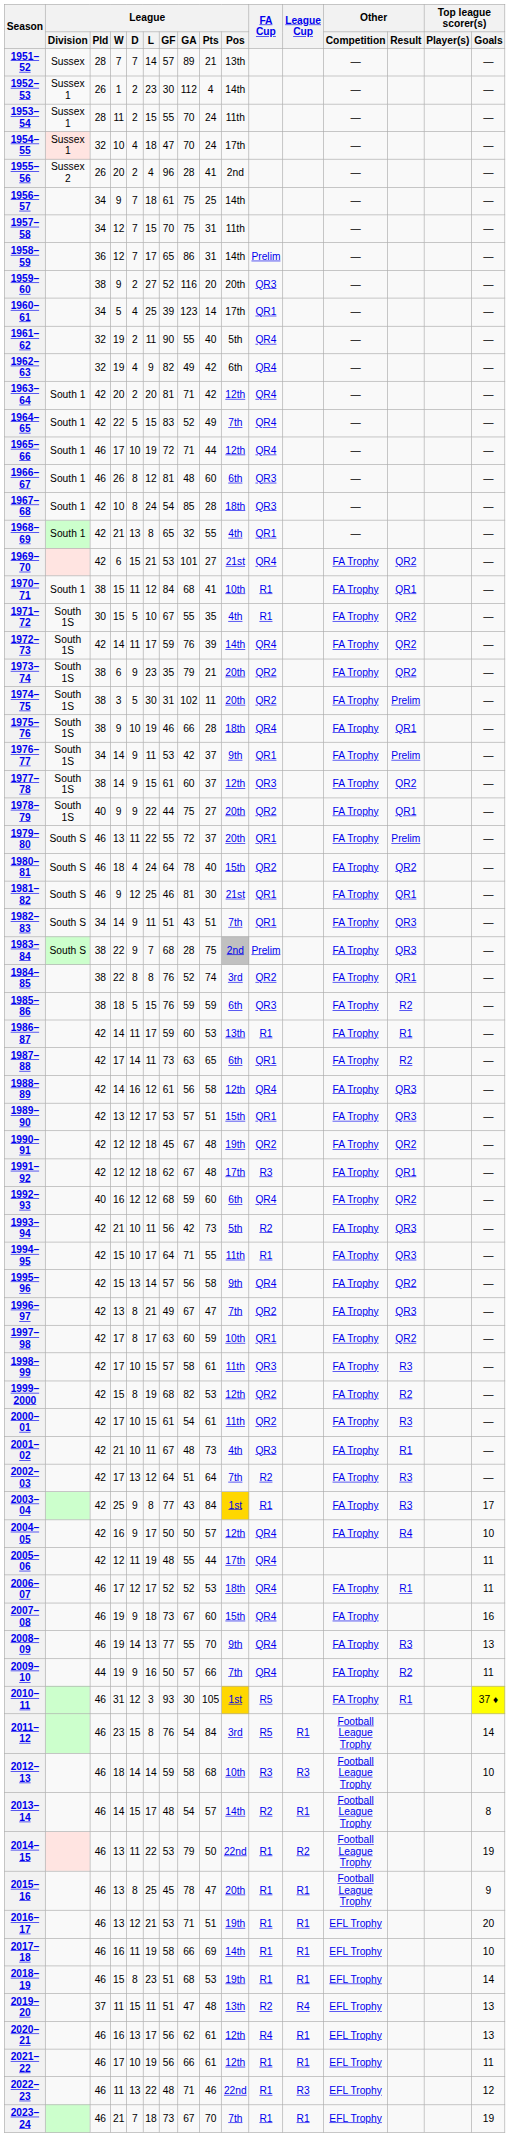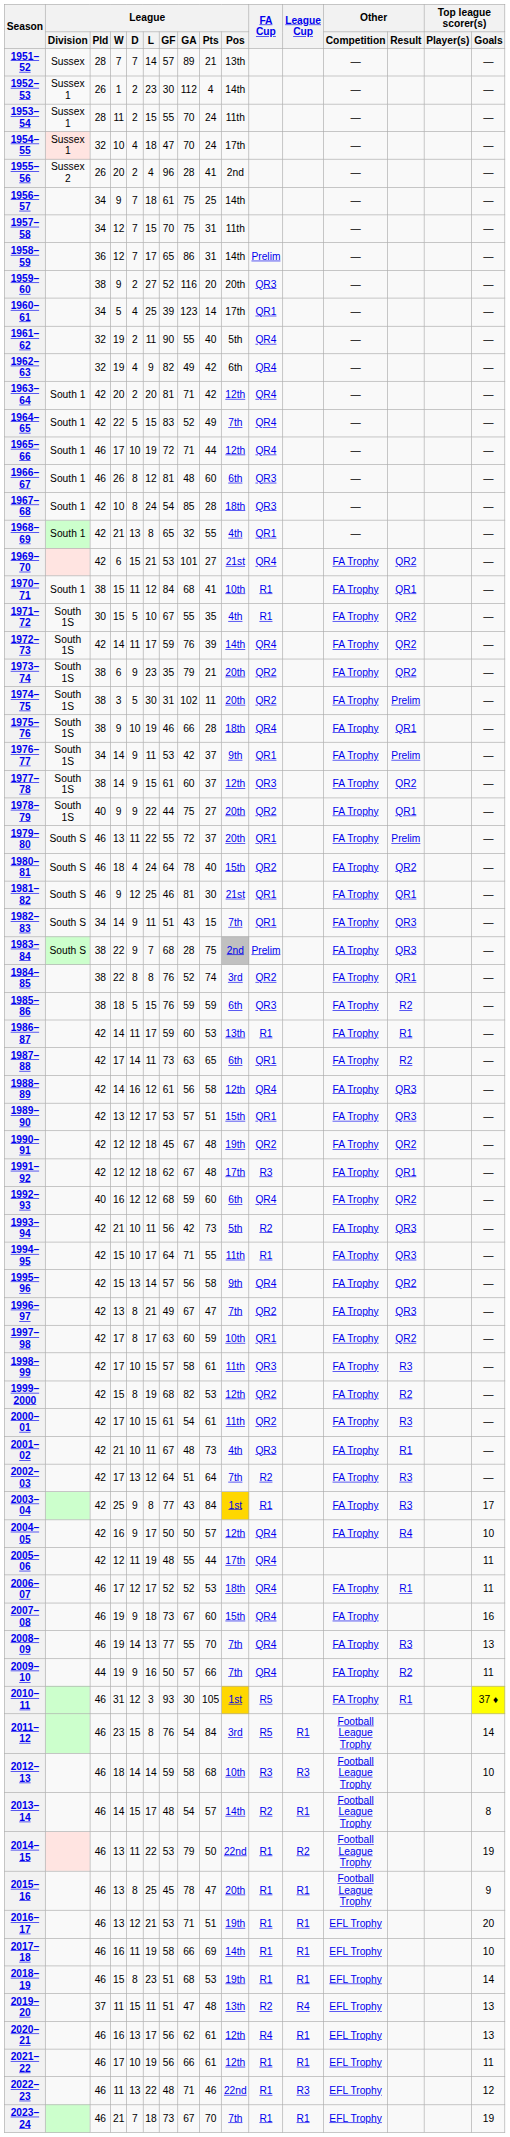(211, 922) 51 -> (211, 922) 15
(235, 1644) 9th -> (235, 1644) 7th
